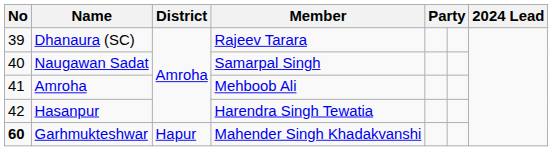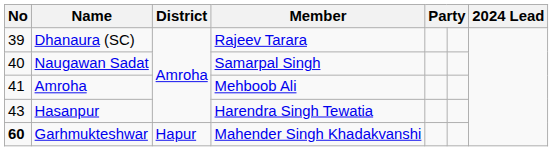(16, 110) 42 -> (16, 110) 43
